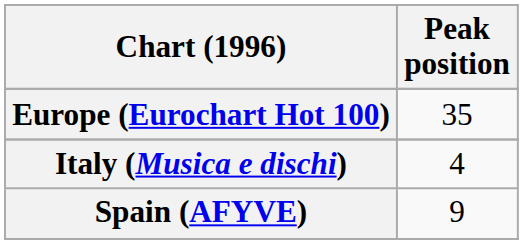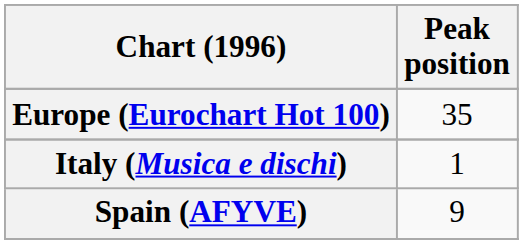(457, 163) 4 -> (457, 163) 1
